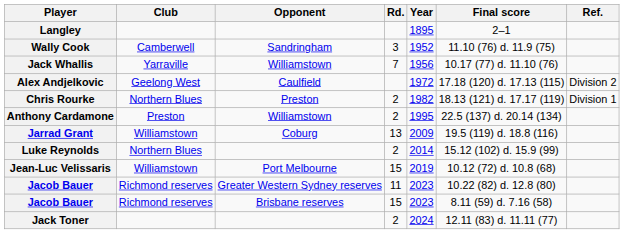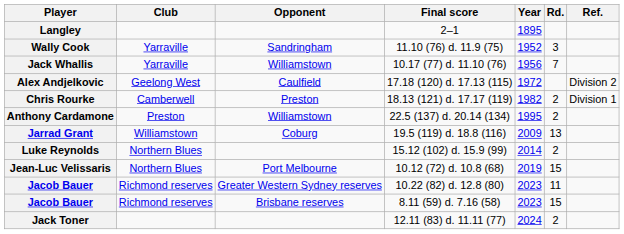columns swapped: (396, 13) <-> (501, 13)
(166, 47) Camberwell -> (166, 47) Yarraville
(166, 99) Northern Blues -> (166, 99) Camberwell
(166, 168) Williamstown -> (166, 168) Northern Blues
